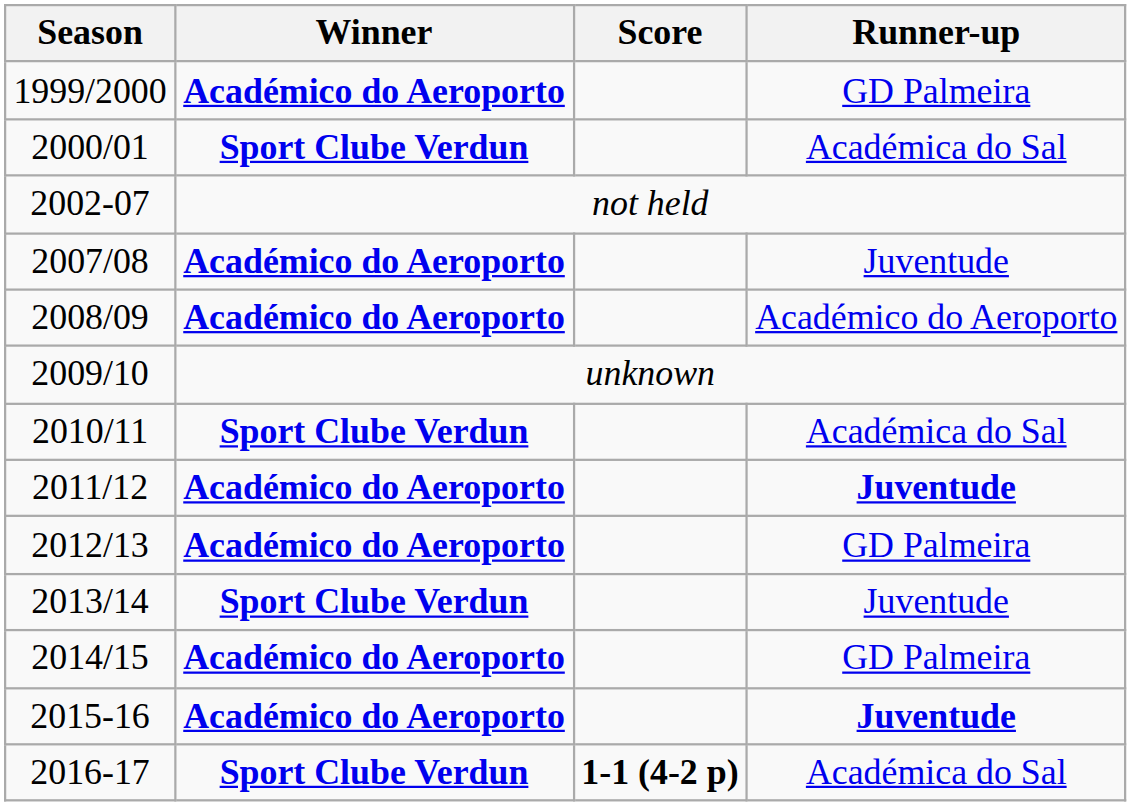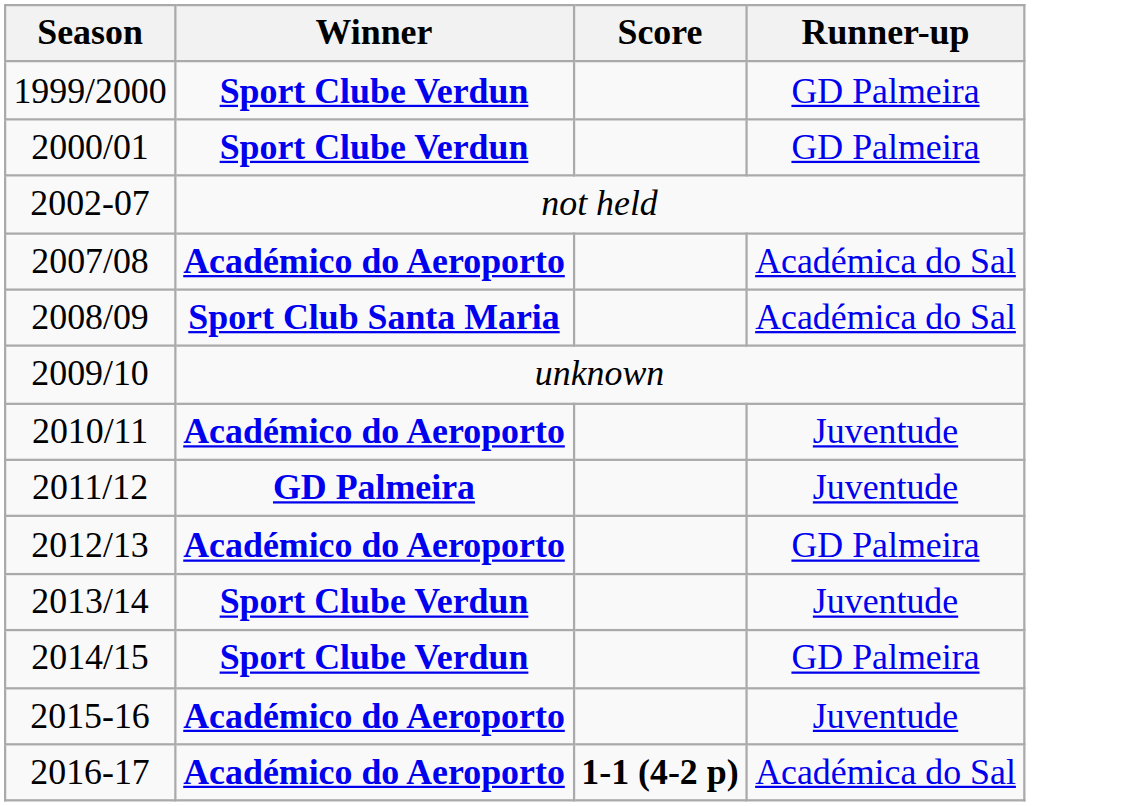(374, 89) Académico do Aeroporto -> (374, 89) Sport Clube Verdun
(936, 146) Académica do Sal -> (885, 146) GD Palmeira
(936, 260) Juventude -> (886, 260) Académica do Sal
(374, 317) Académico do Aeroporto -> (374, 317) Sport Club Santa Maria
(936, 317) Académico do Aeroporto -> (886, 317) Académica do Sal
(374, 430) Sport Clube Verdun -> (374, 430) Académico do Aeroporto
(936, 430) Académica do Sal -> (886, 430) Juventude
(374, 487) Académico do Aeroporto -> (374, 487) GD Palmeira
(936, 487) bold -> (886, 487) normal
(374, 658) Académico do Aeroporto -> (374, 658) Sport Clube Verdun
(936, 715) bold -> (886, 715) normal
(374, 771) Sport Clube Verdun -> (374, 771) Académico do Aeroporto
